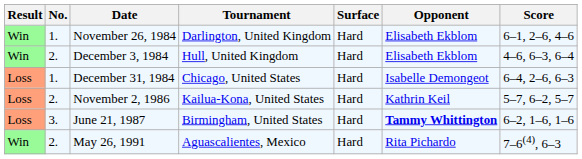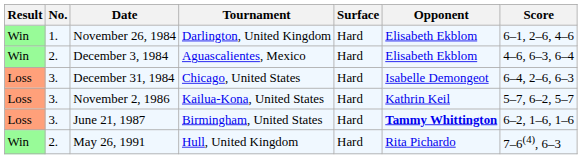(240, 56) Hull, United Kingdom -> (244, 56) Aguascalientes, Mexico
(53, 77) 1. -> (53, 77) 3.
(53, 98) 2. -> (53, 98) 3.
(244, 141) Aguascalientes, Mexico -> (240, 141) Hull, United Kingdom
